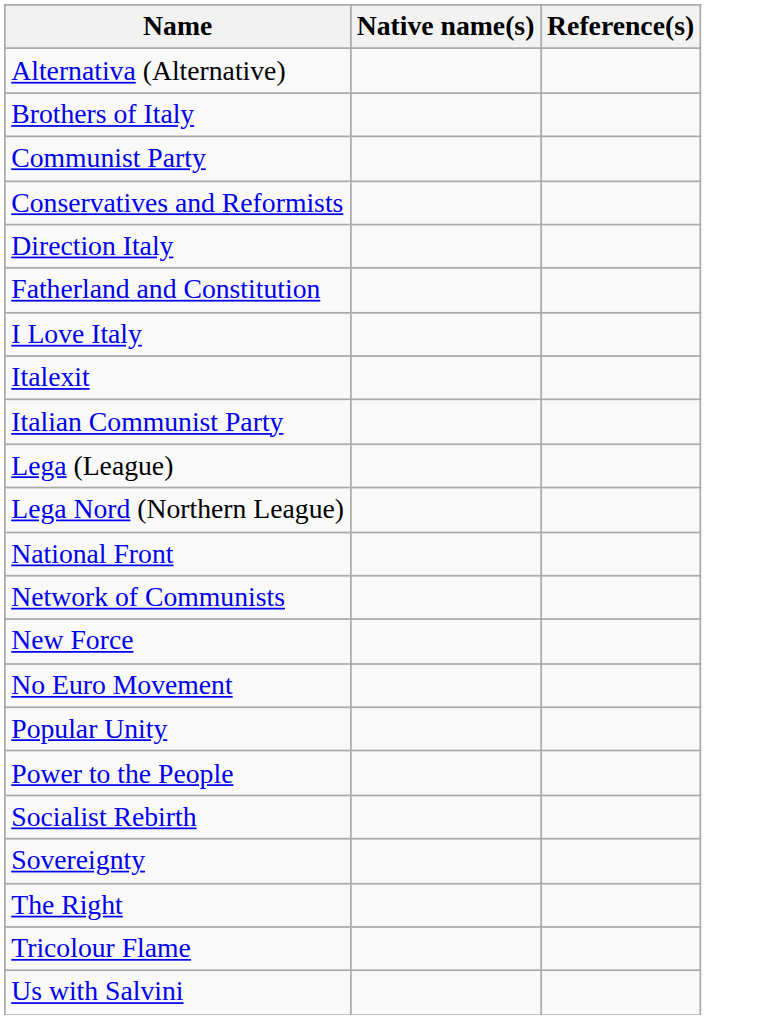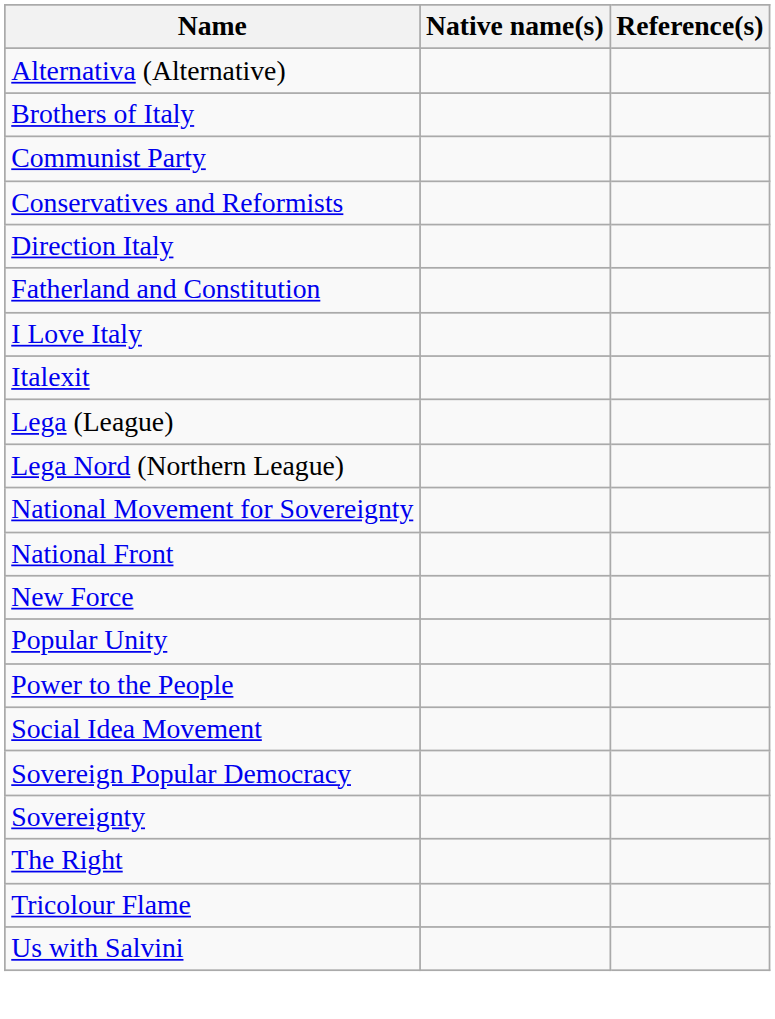- row: (147, 421)
+ row: (212, 509)
- row: (148, 597)
- row: (122, 684)
+ row: (137, 728)
- row: (104, 816)
+ row: (181, 772)
